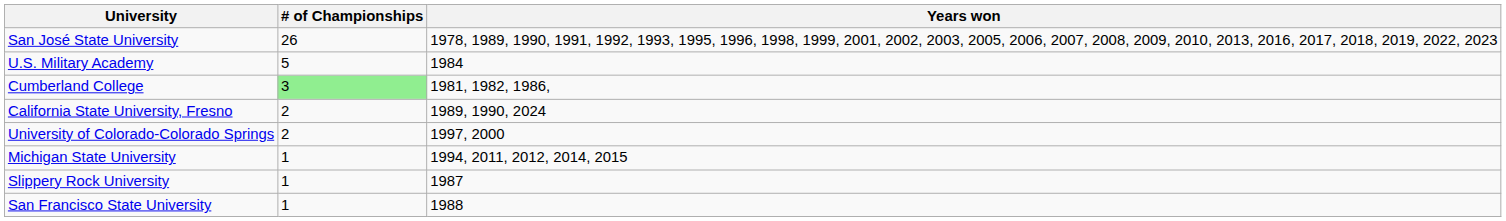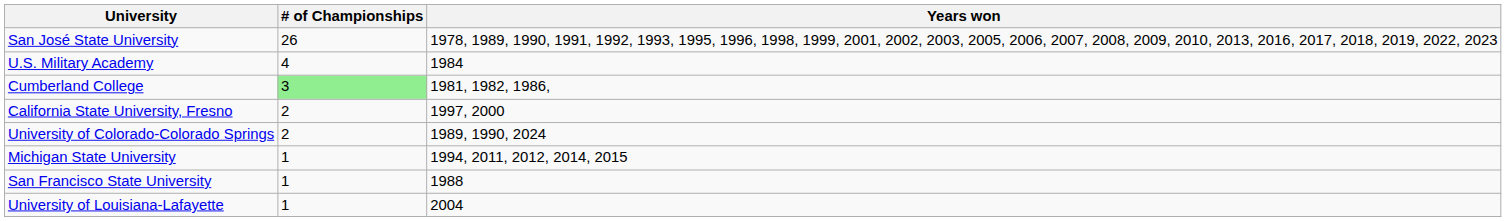(285, 63) 5 -> (285, 63) 4
(488, 110) 1989, 1990, 2024 -> (467, 110) 1997, 2000
(467, 134) 1997, 2000 -> (488, 134) 1989, 1990, 2024
- row: (89, 181)
+ row: (116, 205)
